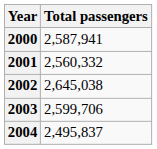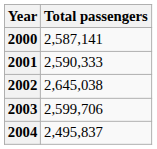(74, 39) 2,587,941 -> (74, 39) 2,587,141
(74, 62) 2,560,332 -> (74, 62) 2,590,333
